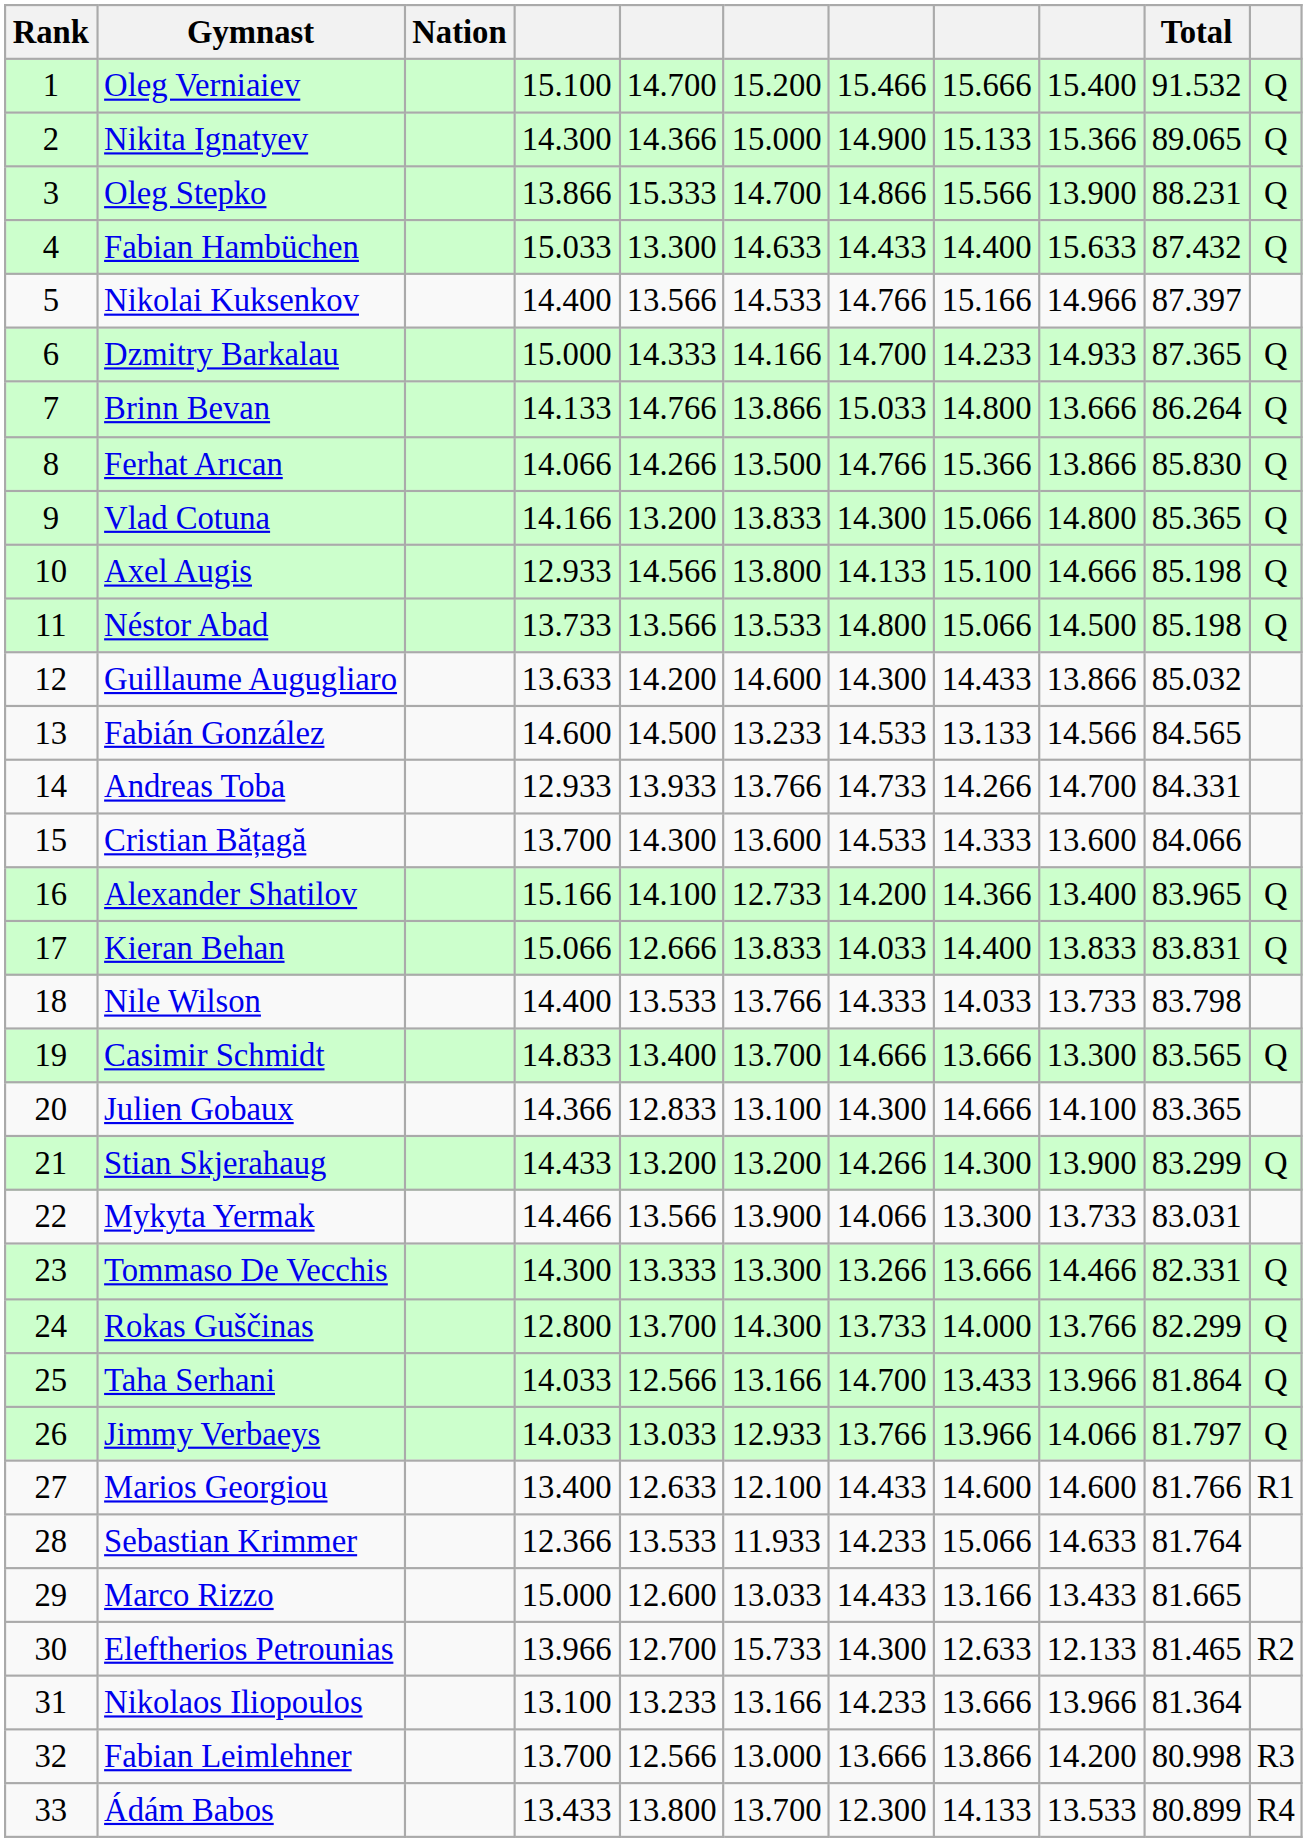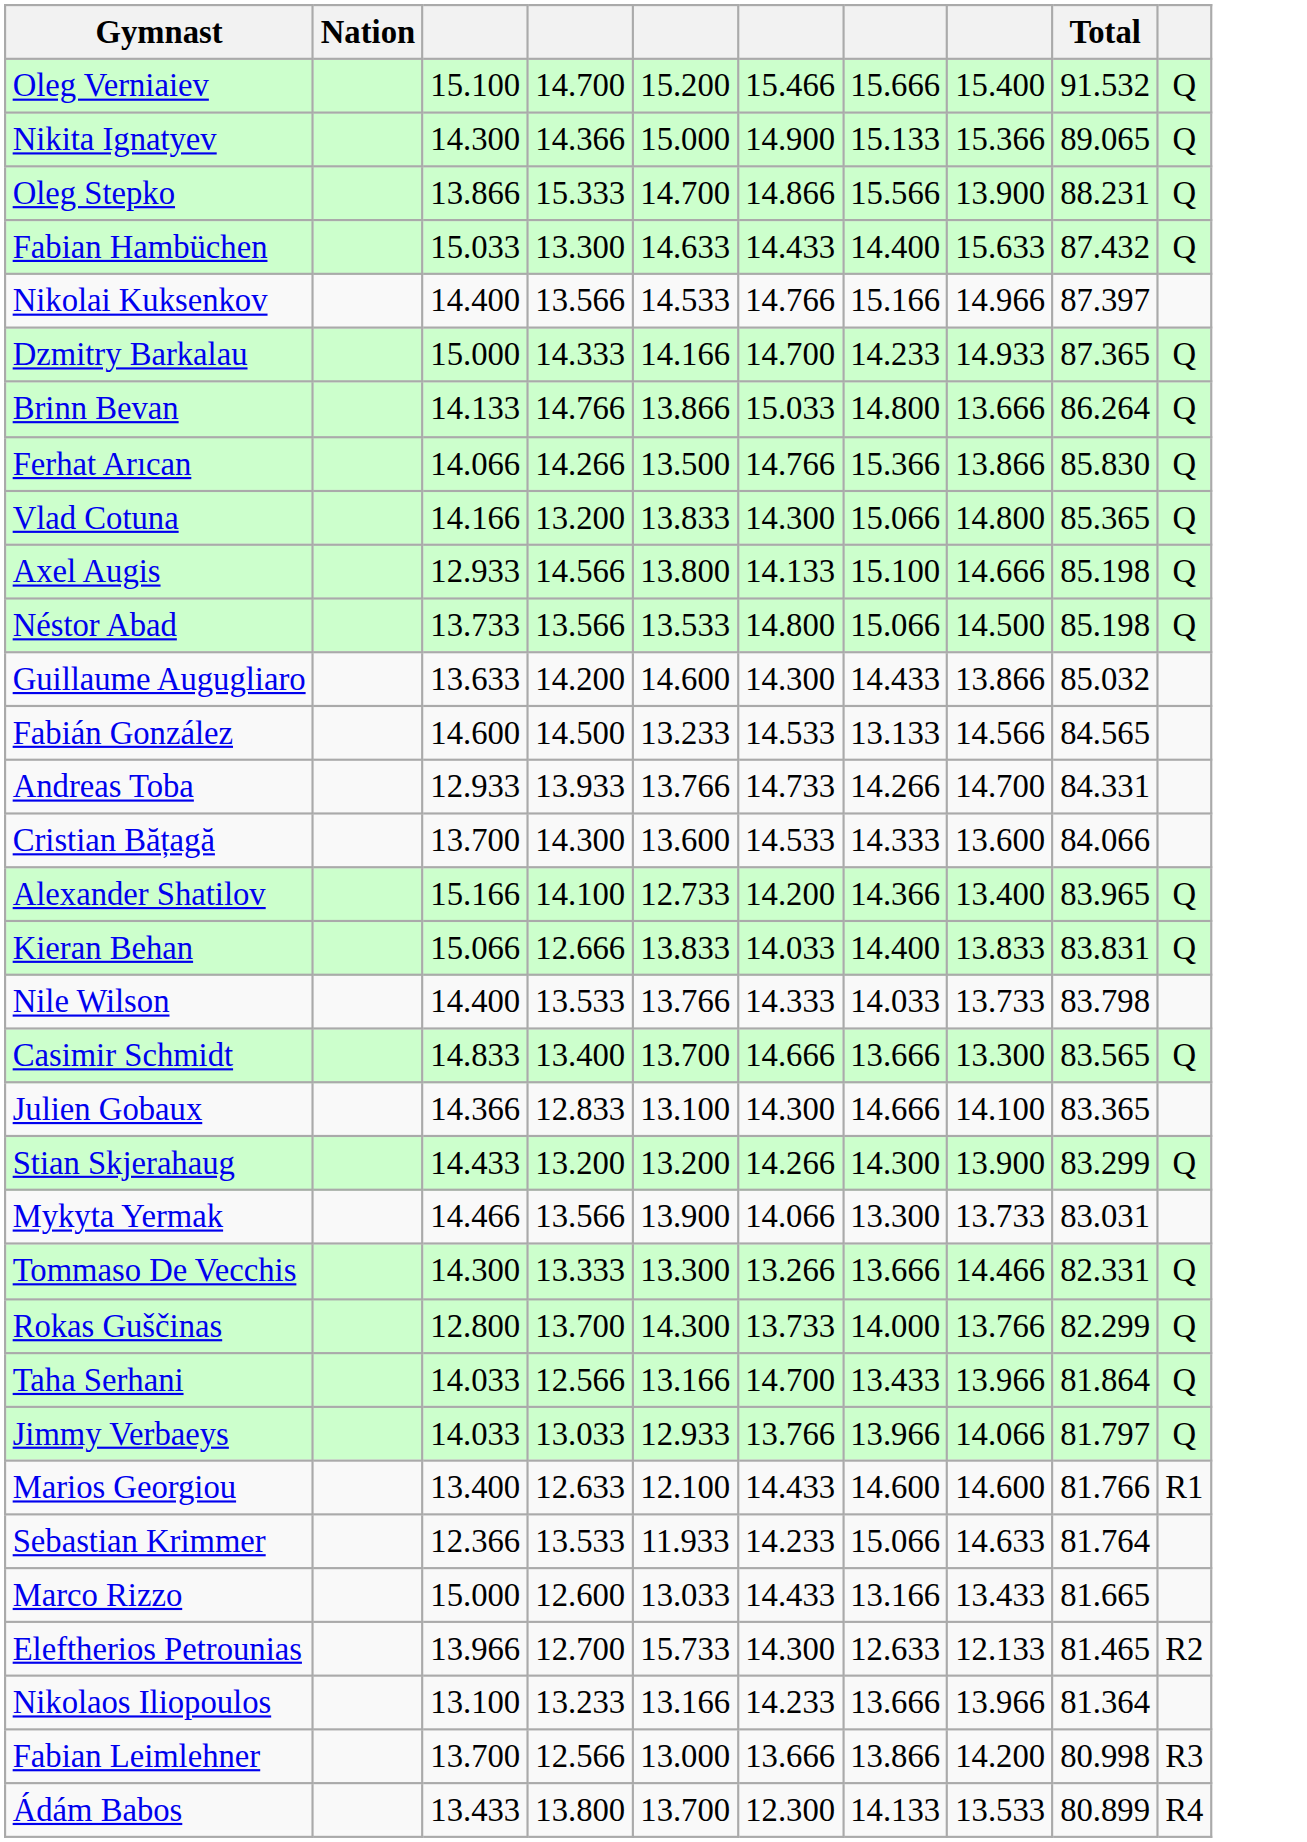- column: (51, 31)
